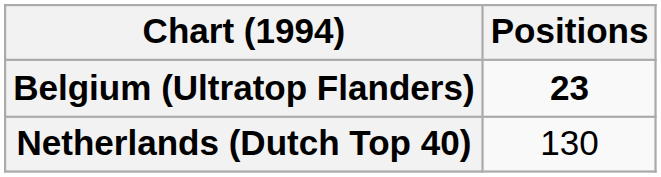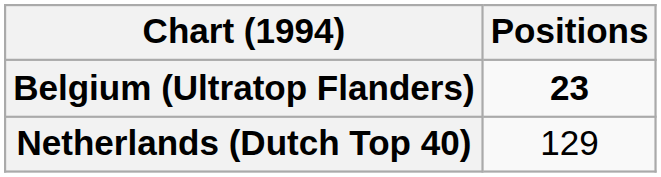(570, 143) 130 -> (570, 143) 129
